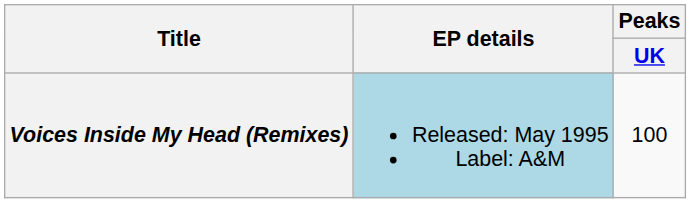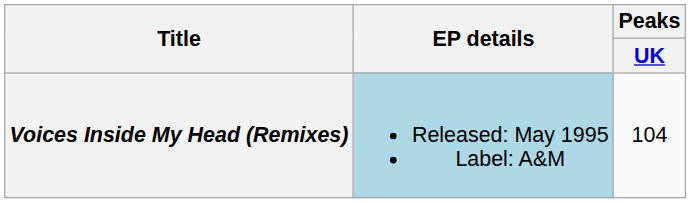(649, 135) 100 -> (649, 135) 104
